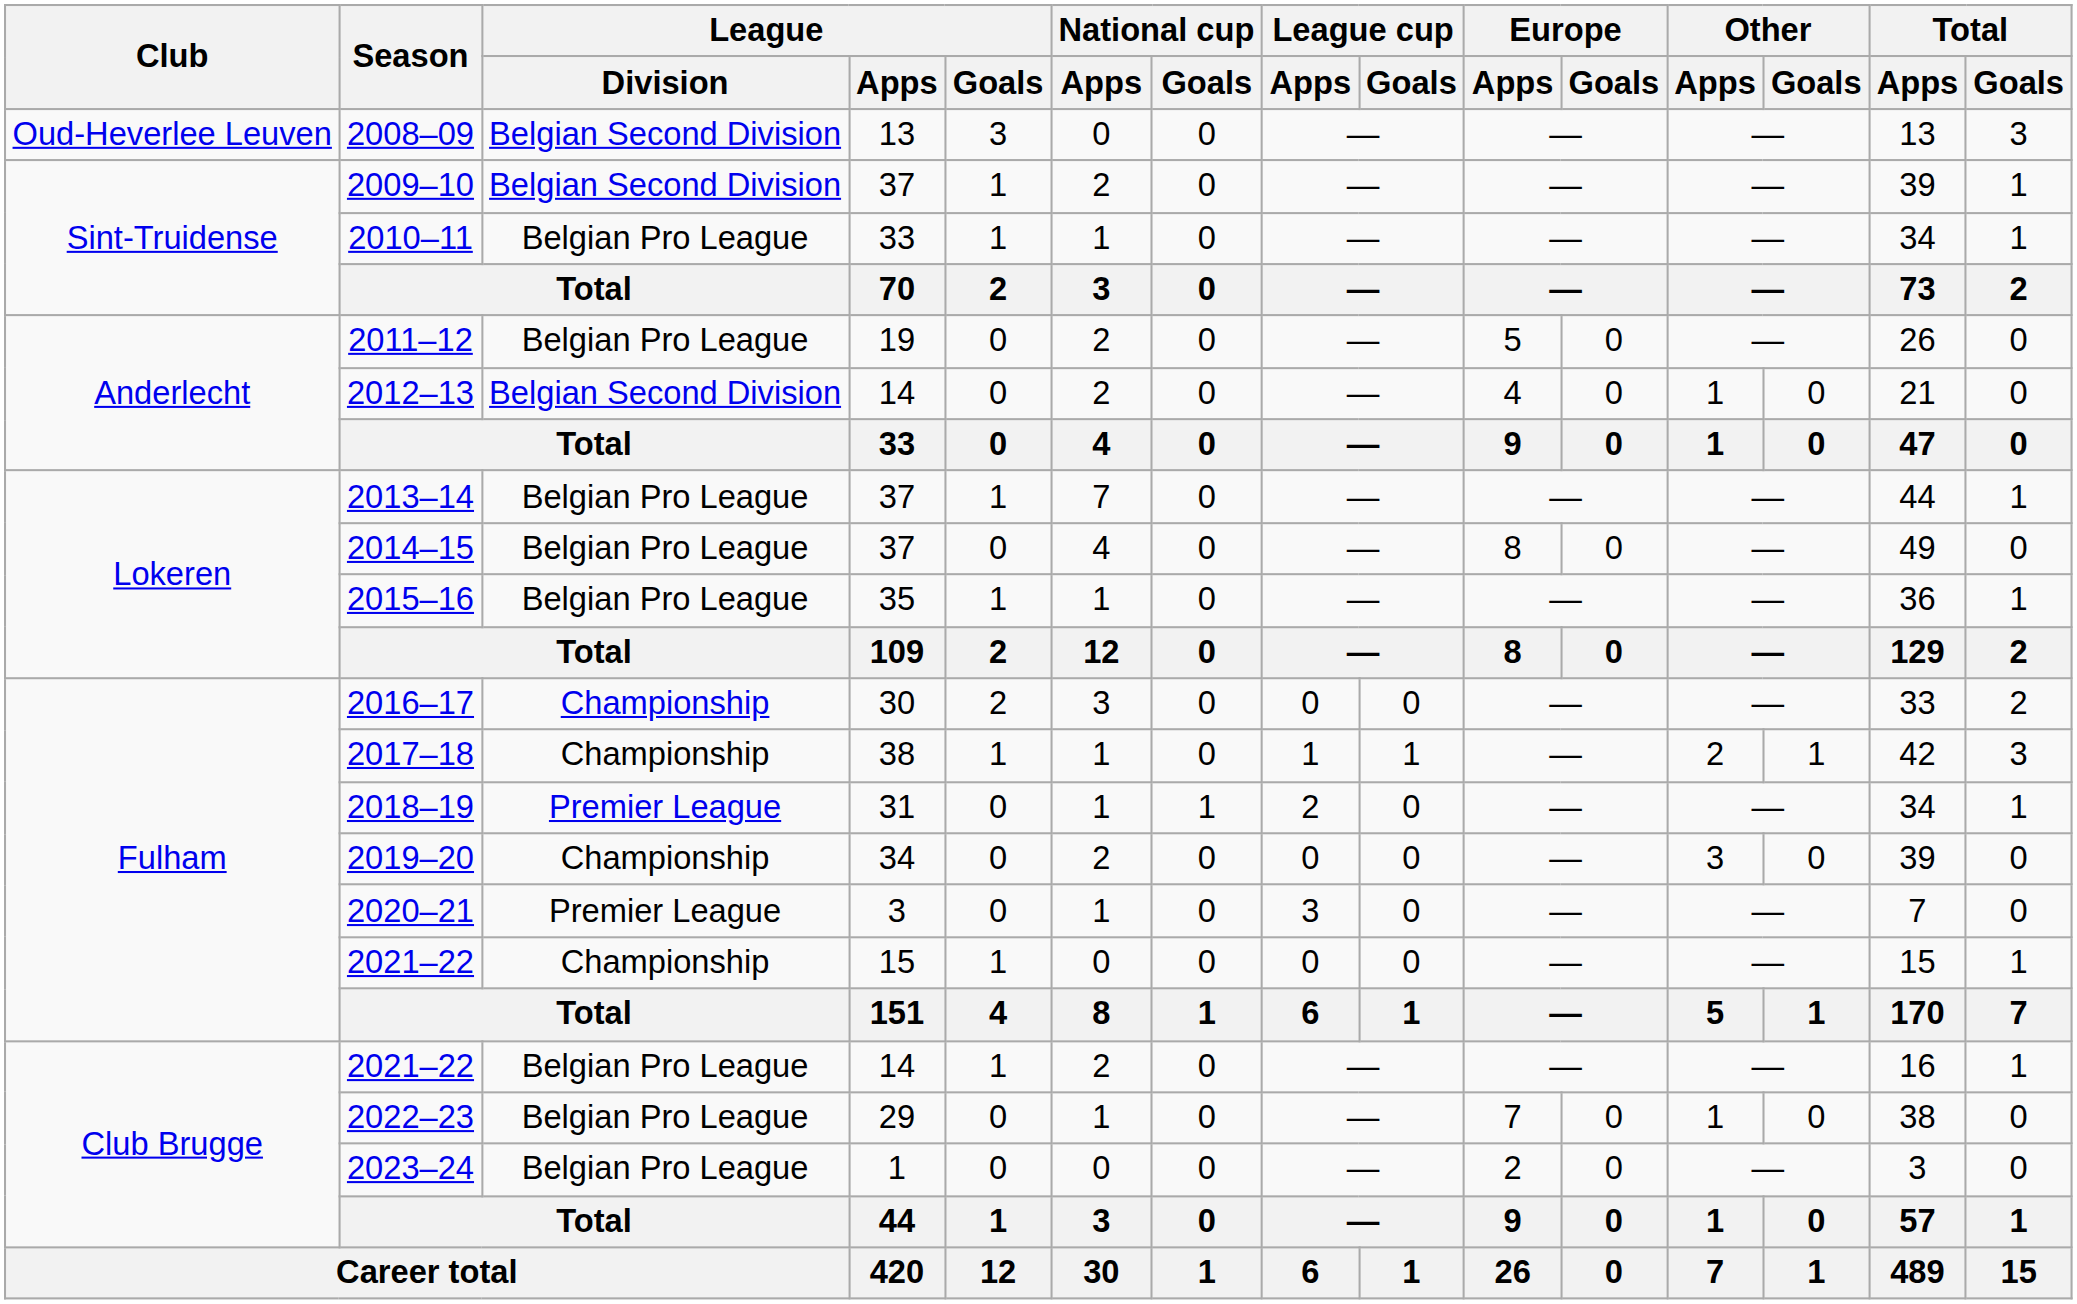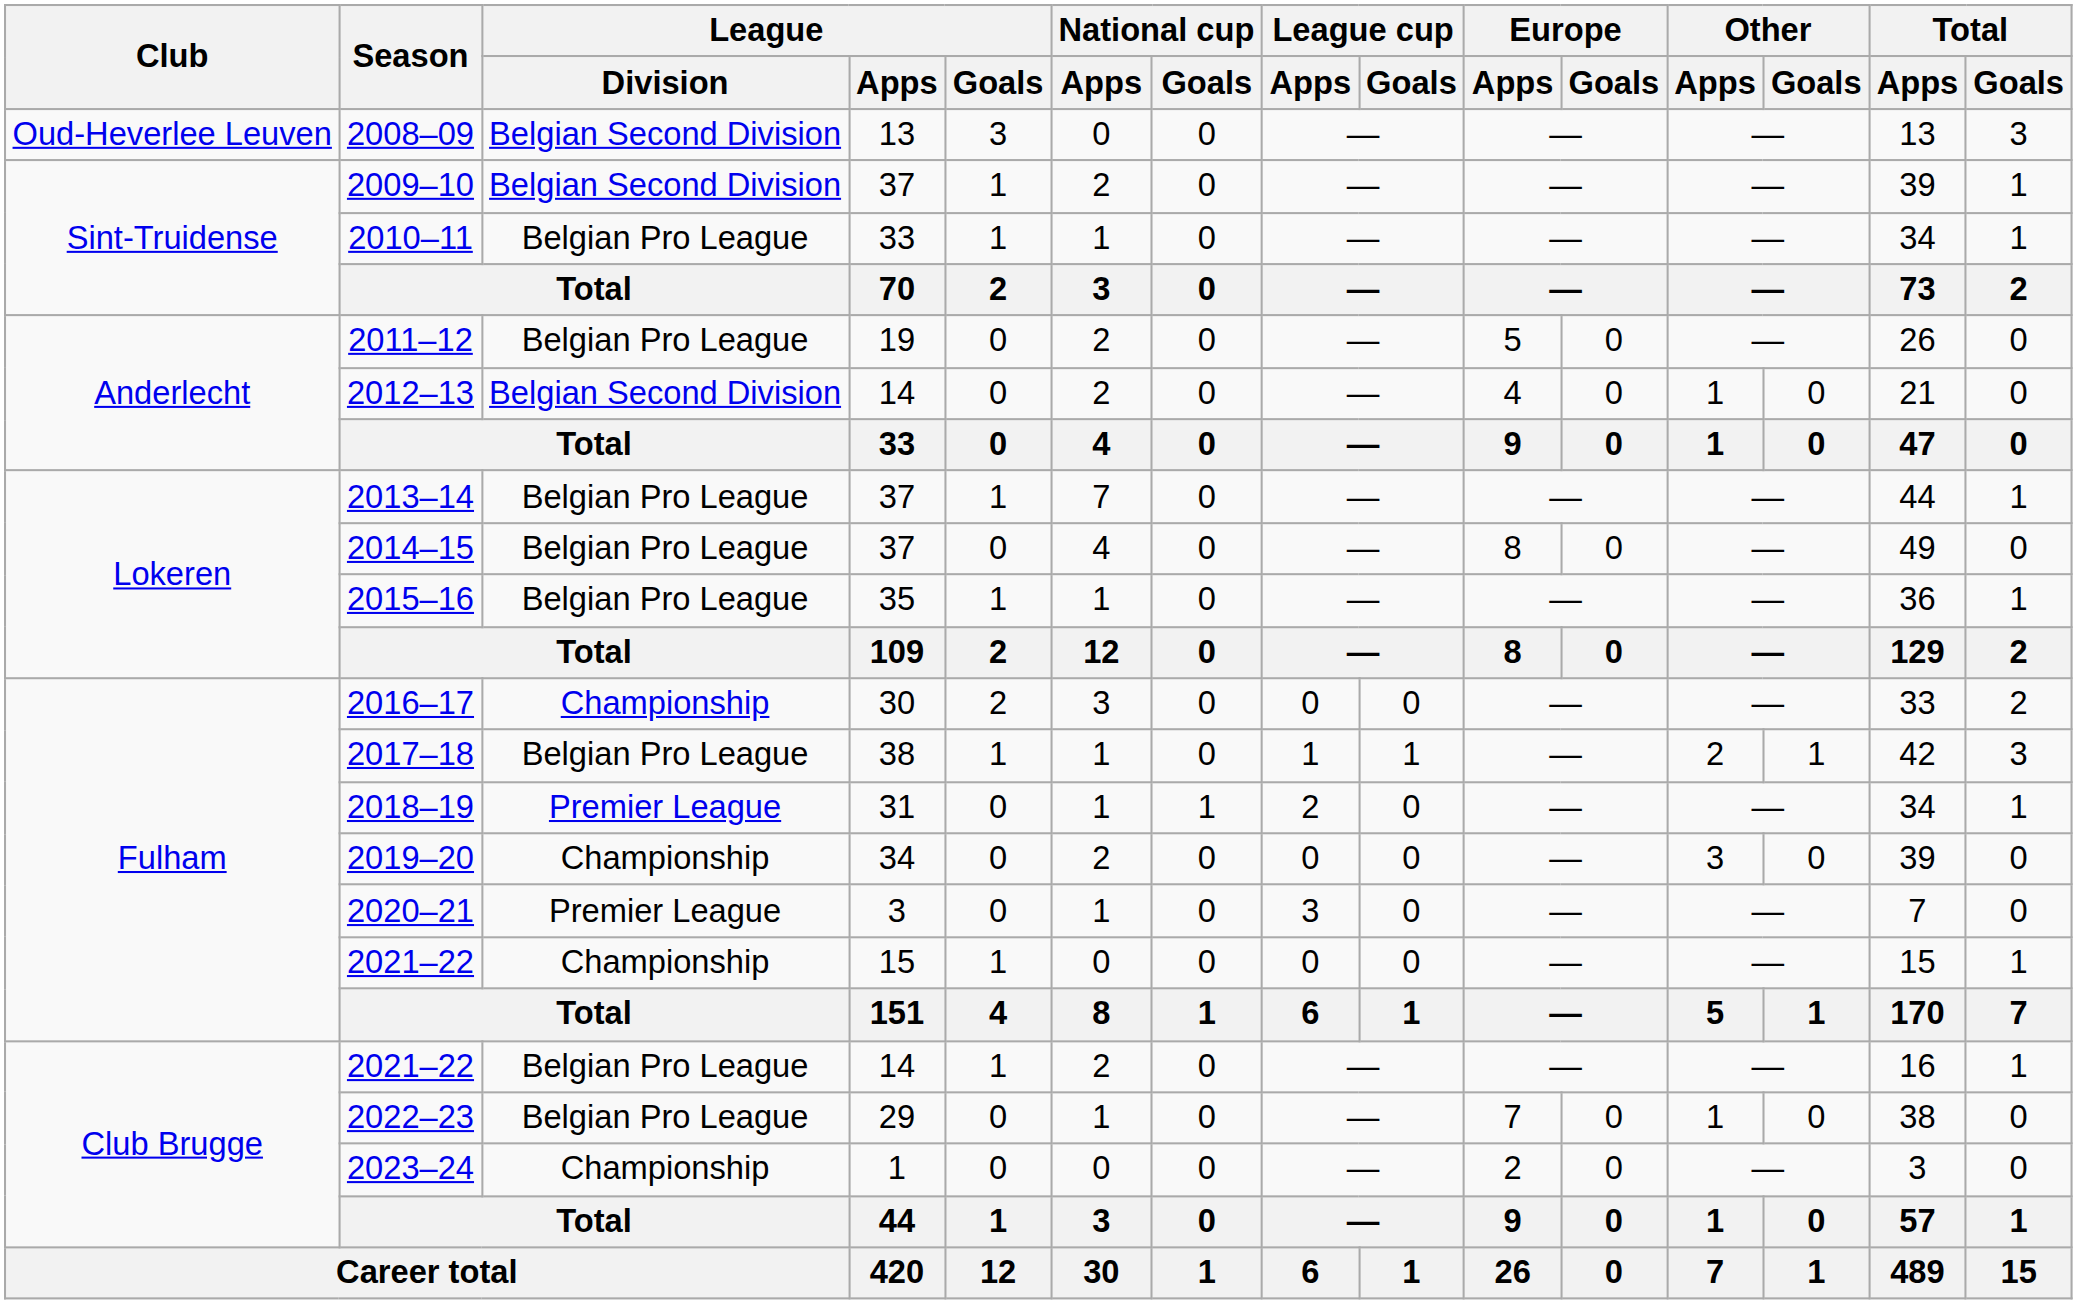(665, 755) Championship -> (665, 755) Belgian Pro League
(665, 1169) Belgian Pro League -> (665, 1169) Championship
